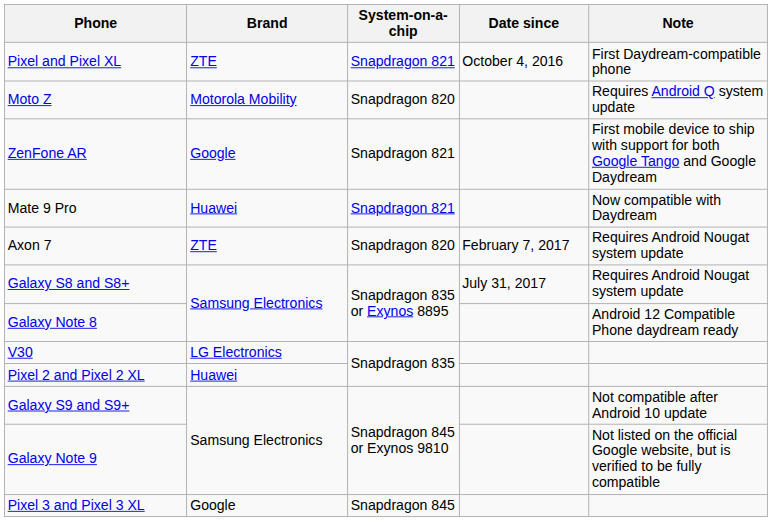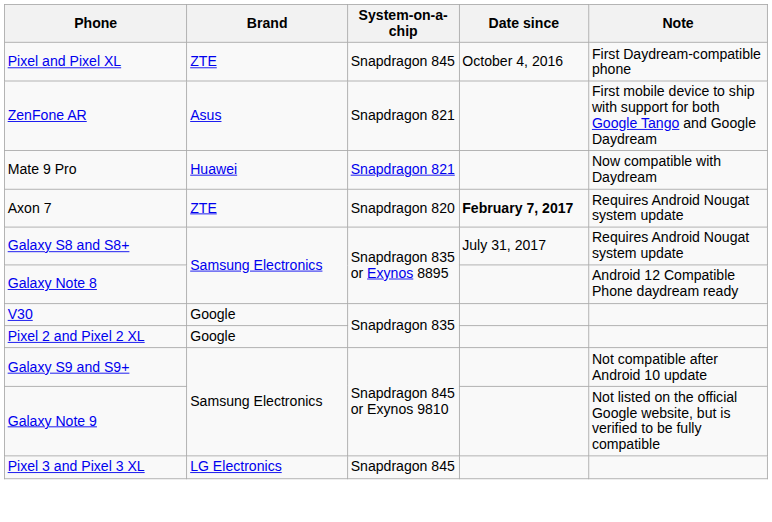(403, 61) Snapdragon 821 -> (403, 61) Snapdragon 845
- row: (30, 99)
(213, 153) Google -> (206, 115) Asus
(516, 246) normal -> (518, 207) bold
(236, 352) LG Electronics -> (213, 314) Google
(214, 375) Huawei -> (213, 336) Google
(213, 505) Google -> (236, 467) LG Electronics
